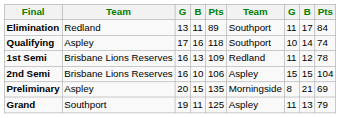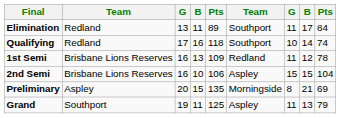(79, 43) Aspley -> (82, 43) Redland
